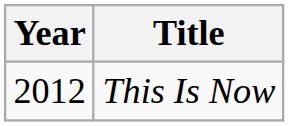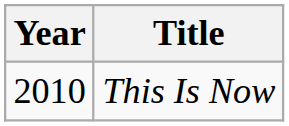(50, 90) 2012 -> (50, 90) 2010
